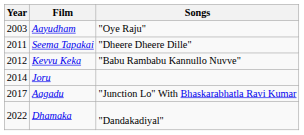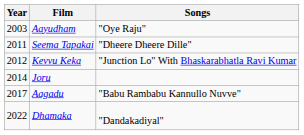(170, 61) "Babu Rambabu Kannullo Nuvve" -> (198, 61) "Junction Lo" With Bhaskarabhatla Ravi Kumar
(198, 93) "Junction Lo" With Bhaskarabhatla Ravi Kumar -> (170, 93) "Babu Rambabu Kannullo Nuvve"
